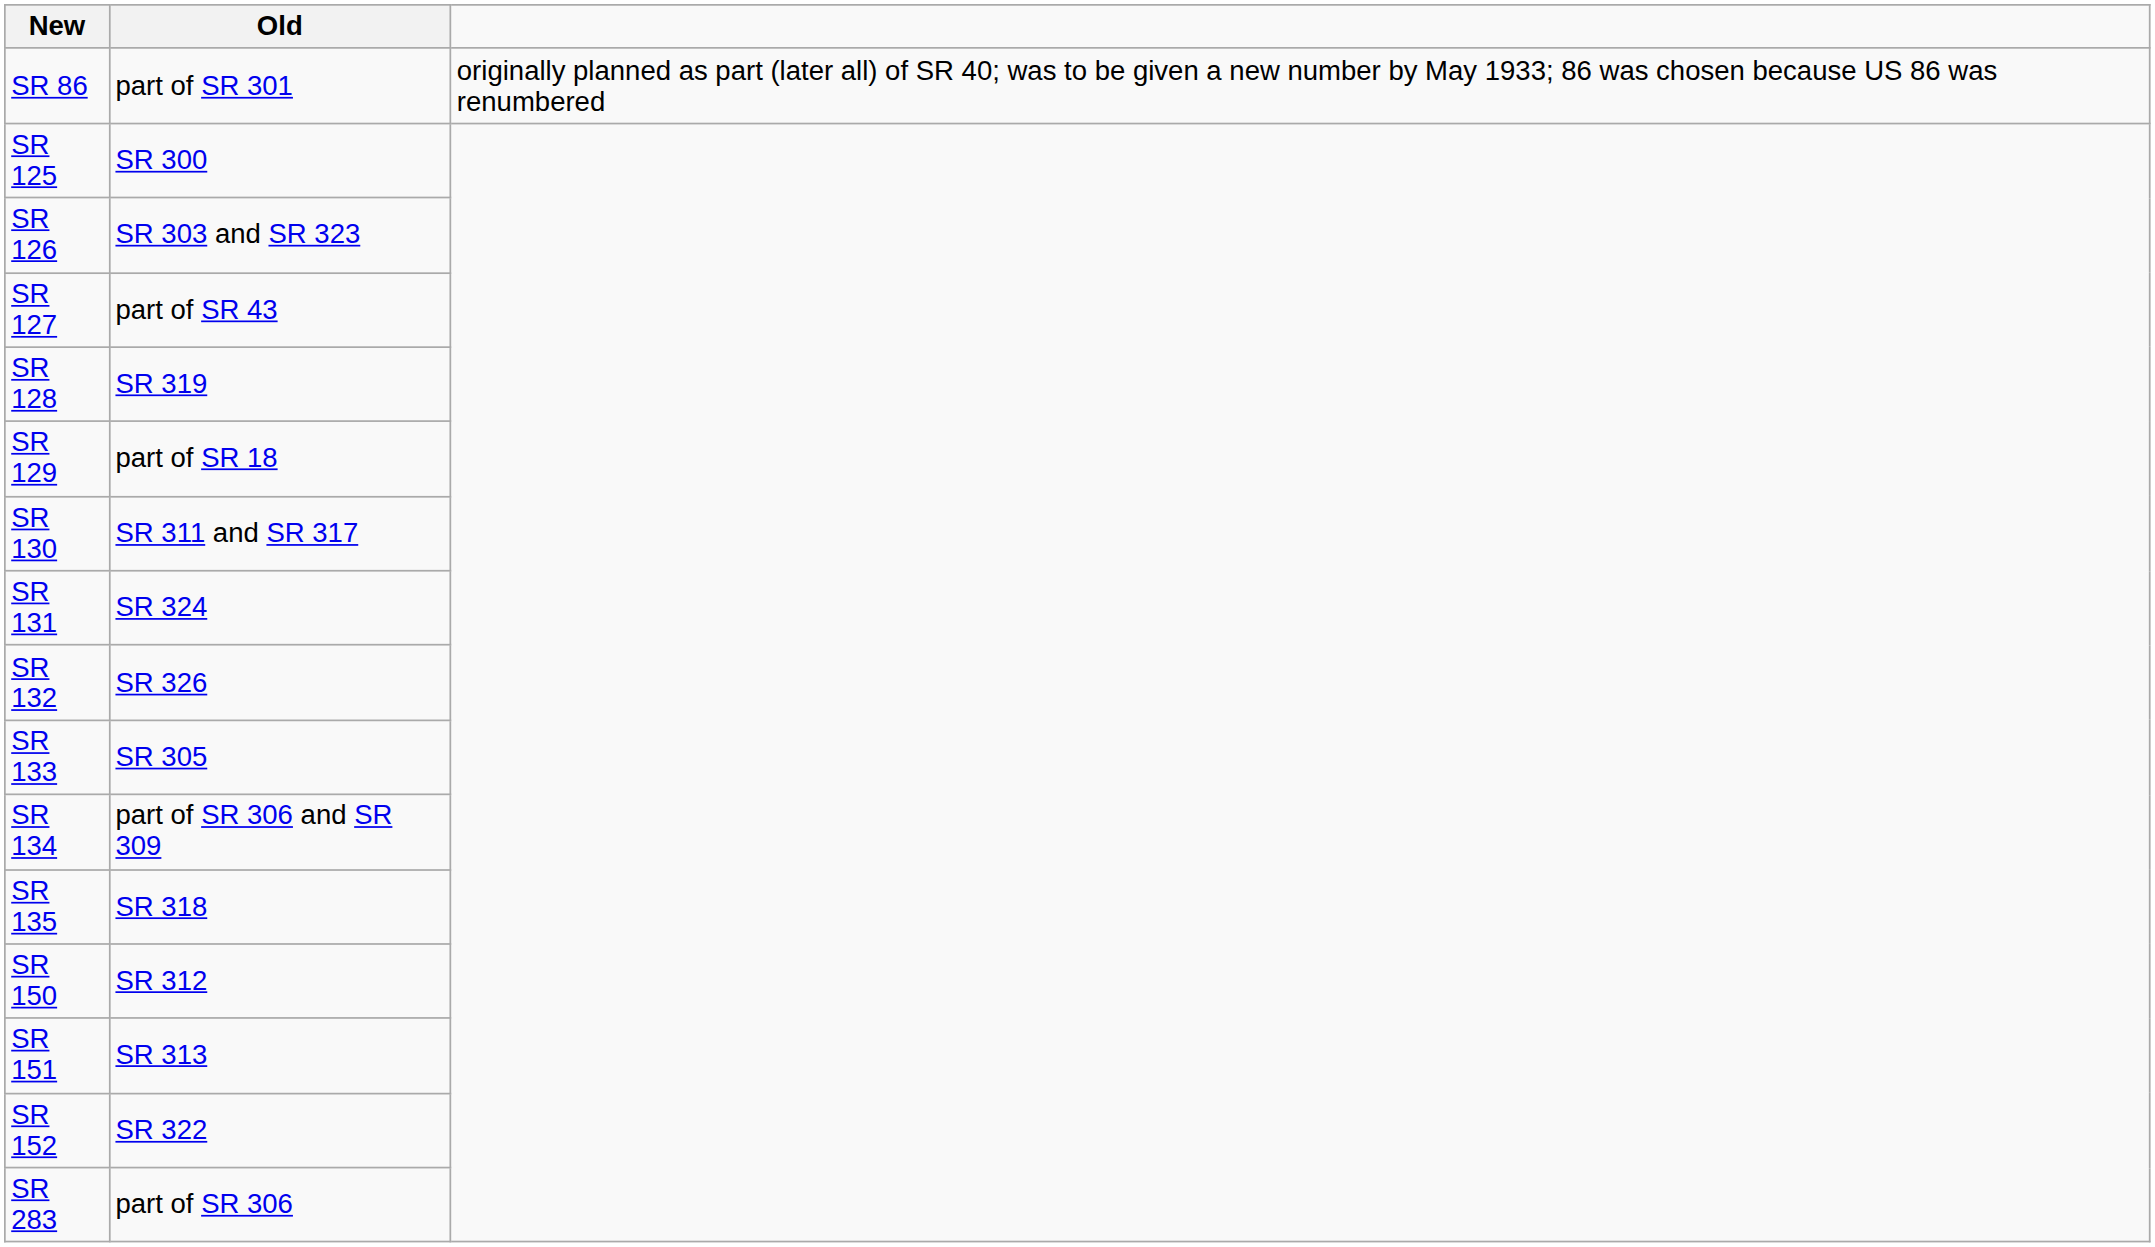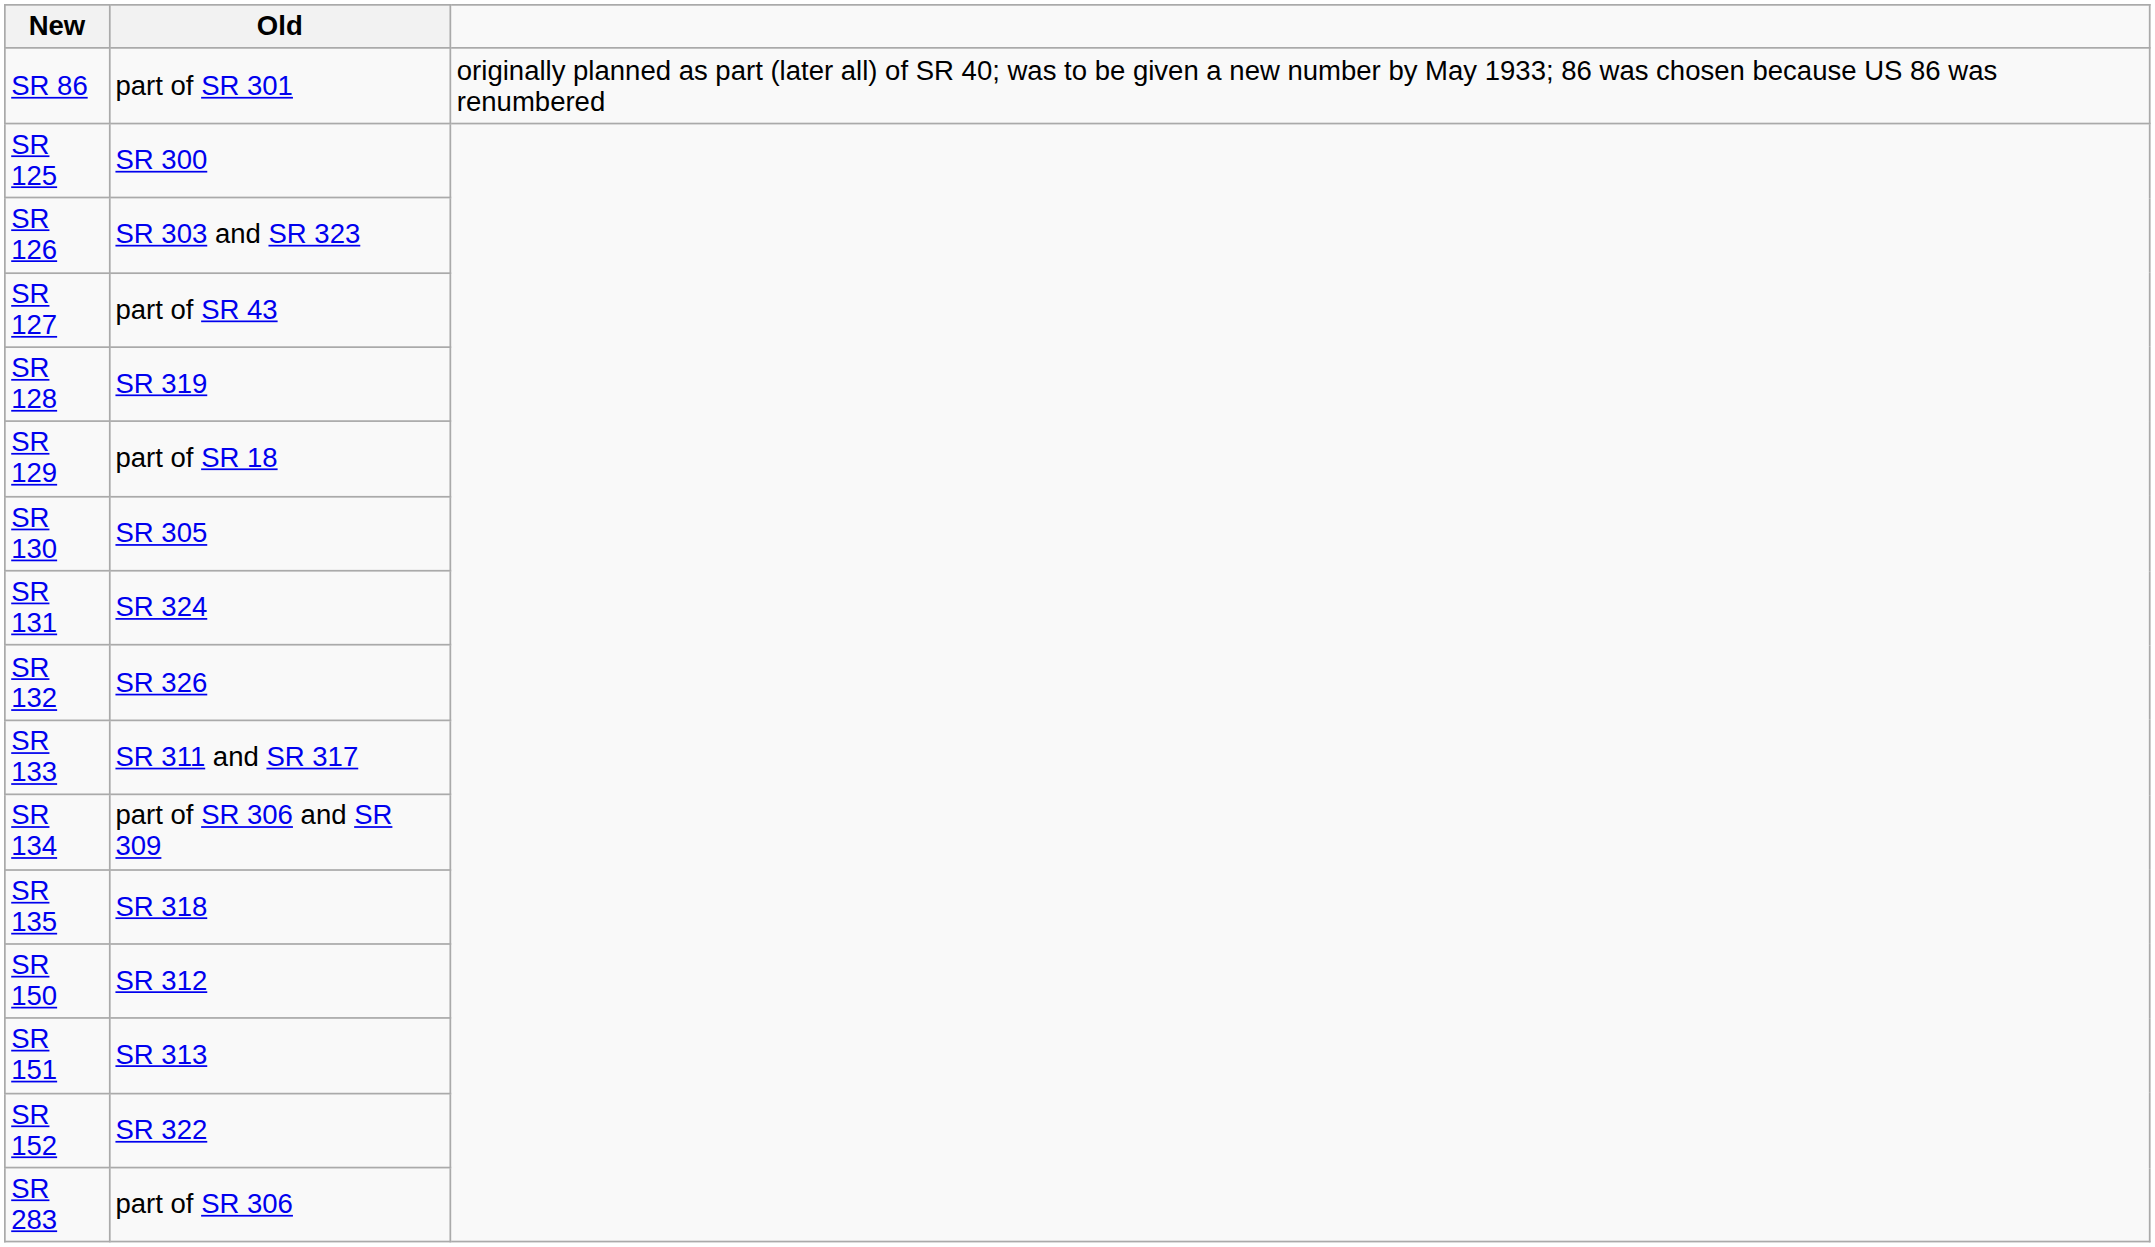(237, 533) SR 311 and SR 317 -> (161, 533) SR 305
(161, 756) SR 305 -> (237, 756) SR 311 and SR 317
